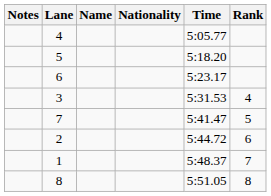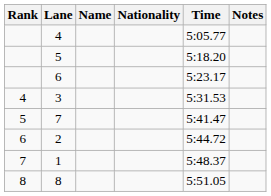columns swapped: (248, 14) <-> (23, 14)
